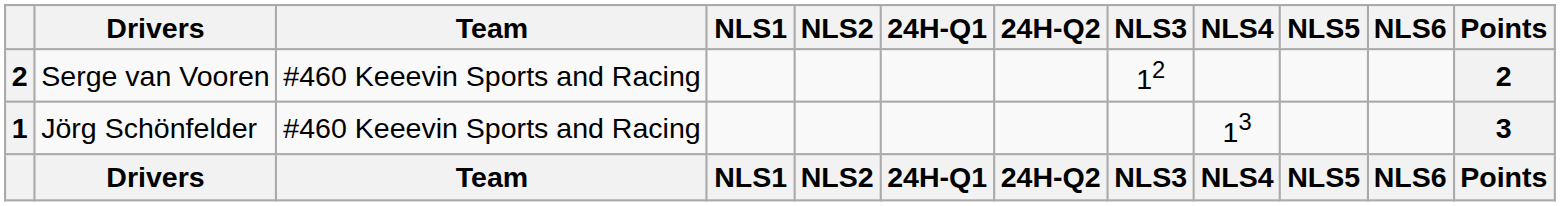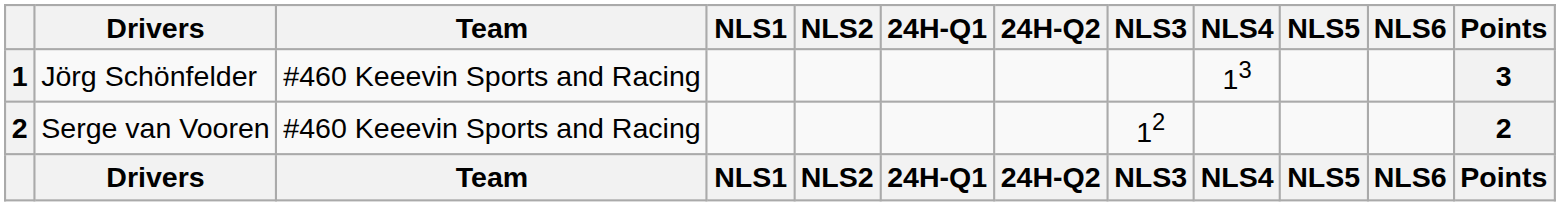rows swapped: (149, 128) <-> (155, 76)
